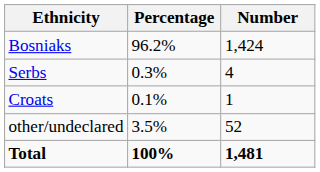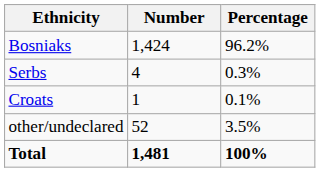columns swapped: (268, 18) <-> (174, 18)
